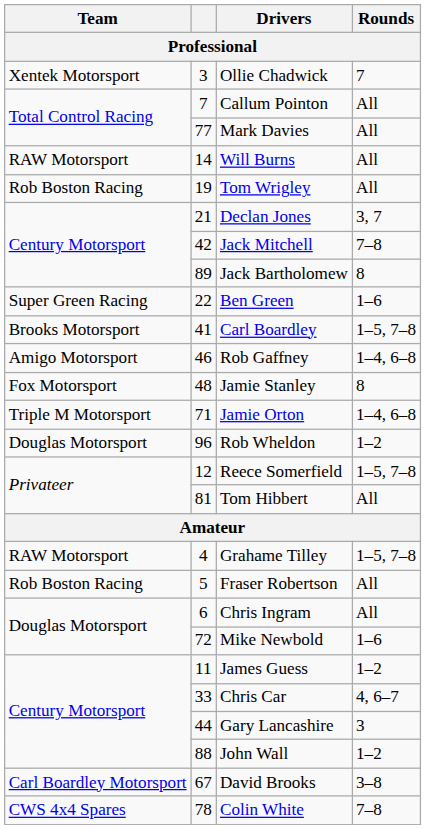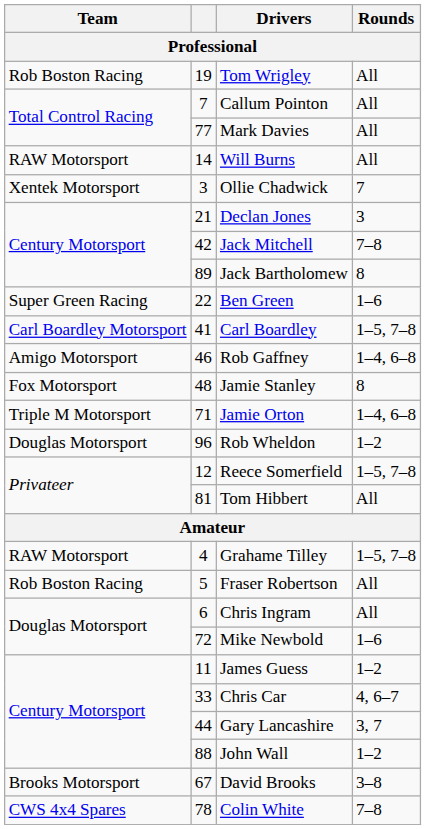rows swapped: (274, 74) <-> (265, 187)
(369, 216) 3, 7 -> (360, 216) 3
(74, 329) Brooks Motorsport -> (98, 329) Carl Boardley Motorsport
(360, 725) 3 -> (369, 725) 3, 7
(98, 781) Carl Boardley Motorsport -> (74, 781) Brooks Motorsport
